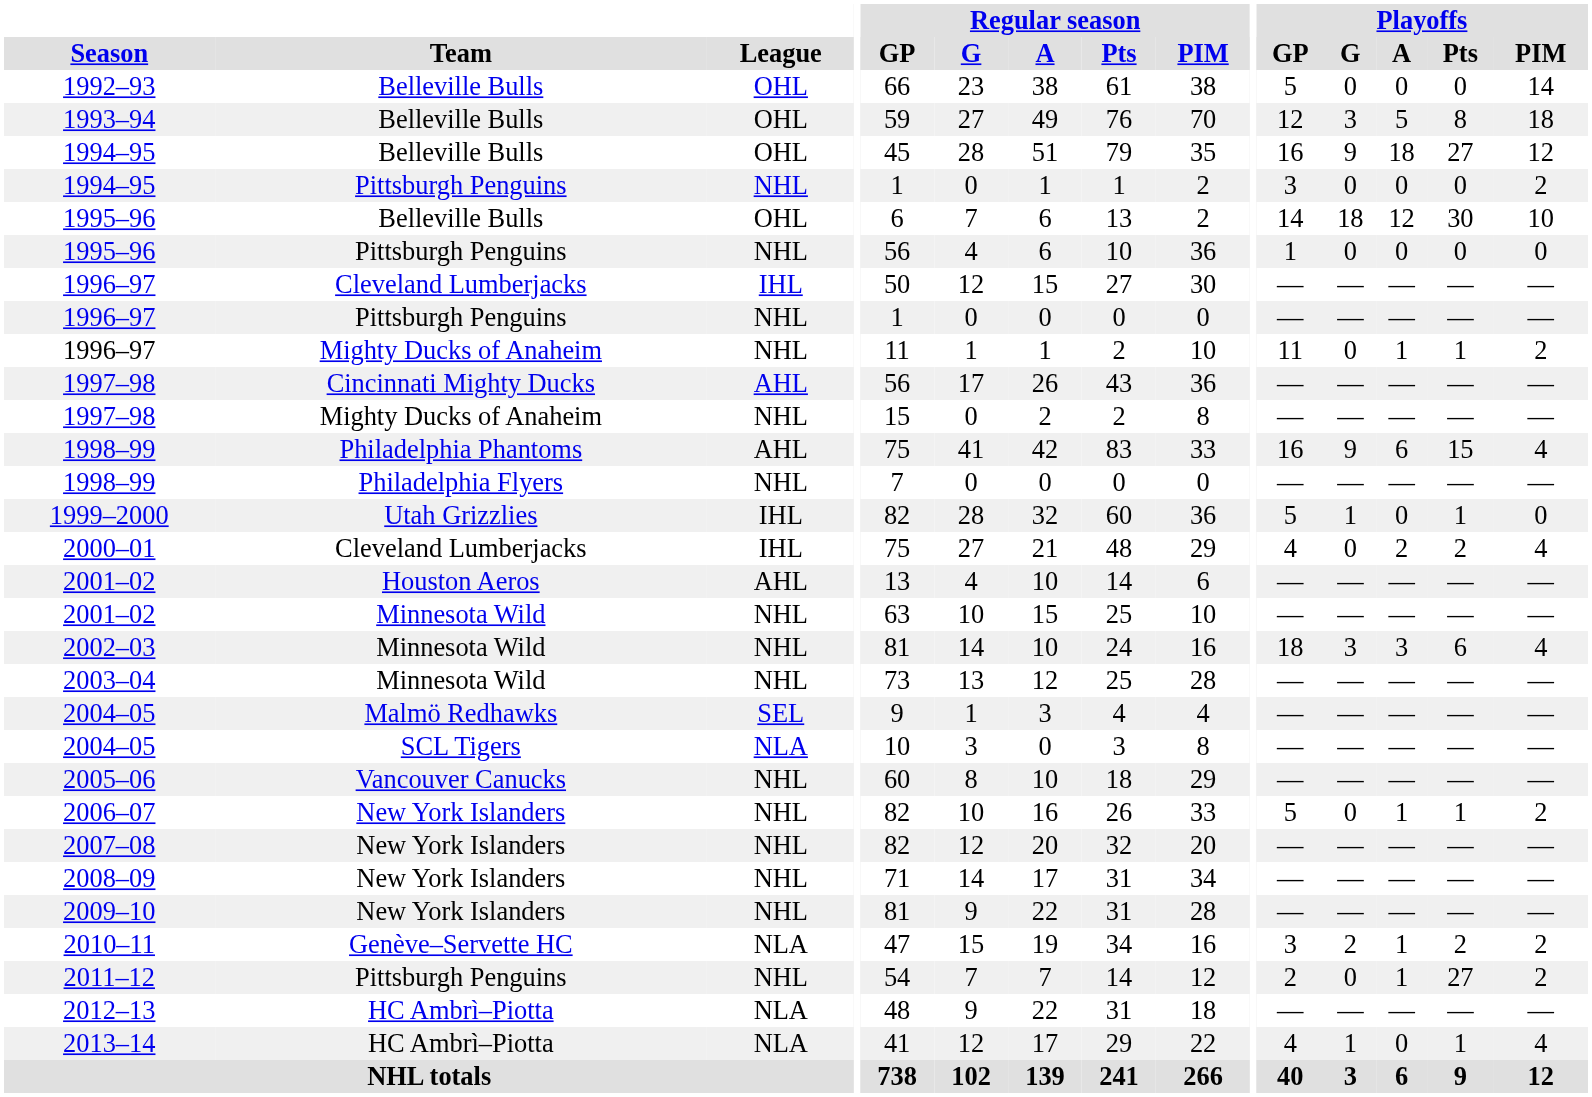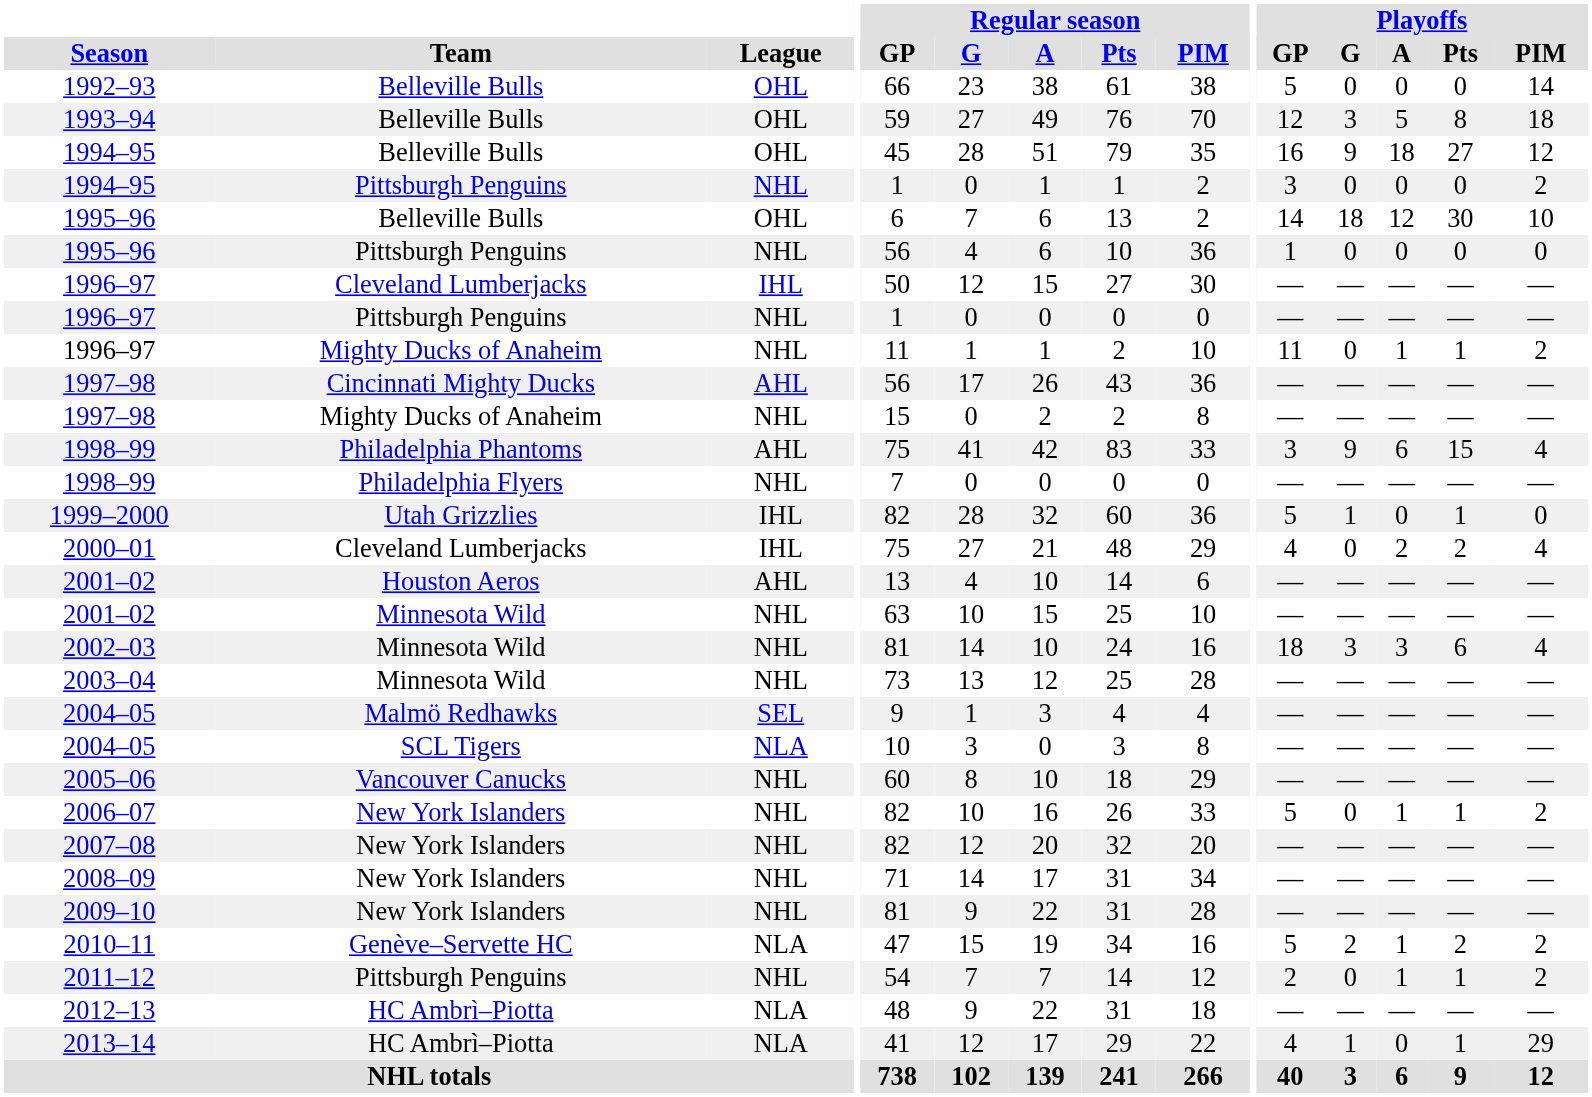(1290, 449) 16 -> (1290, 449) 3
(1290, 944) 3 -> (1290, 944) 5
(1460, 977) 27 -> (1460, 977) 1
(1541, 1043) 4 -> (1541, 1043) 29
